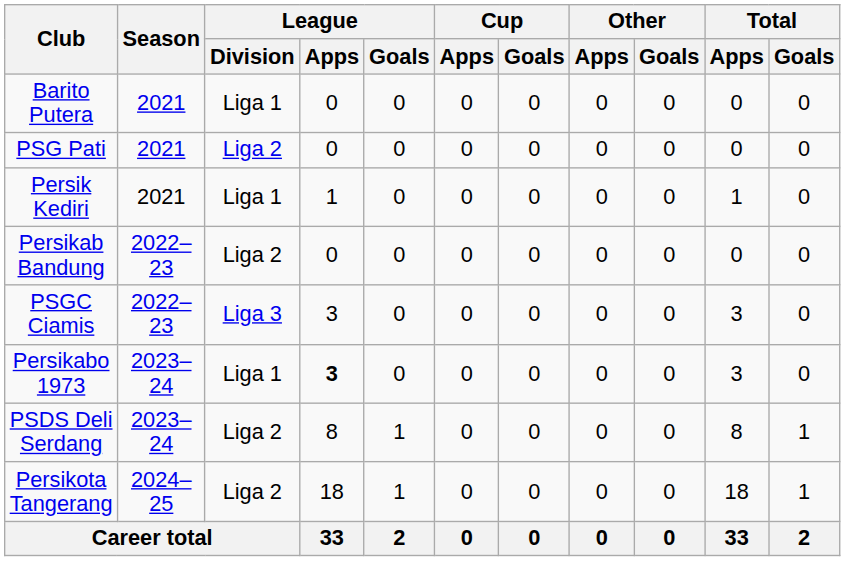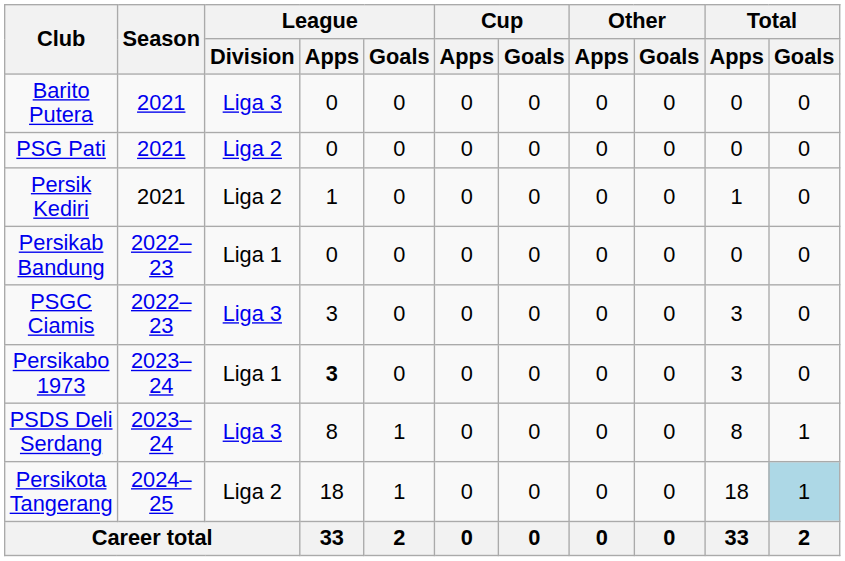(252, 103) Liga 1 -> (252, 103) Liga 3
(252, 196) Liga 1 -> (252, 196) Liga 2
(252, 255) Liga 2 -> (252, 255) Liga 1
(252, 432) Liga 2 -> (252, 432) Liga 3
(804, 491) no background -> (804, 491) lightblue background
